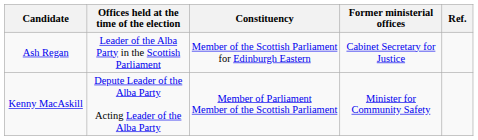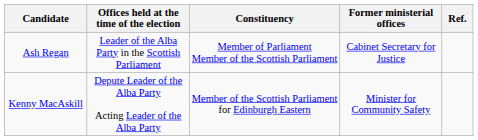(265, 52) Member of the Scottish Parliament for Edinburgh Eastern -> (265, 52) Member of Parliament Member of the Scottish Parliament
(265, 104) Member of Parliament Member of the Scottish Parliament -> (265, 104) Member of the Scottish Parliament for Edinburgh Eastern
